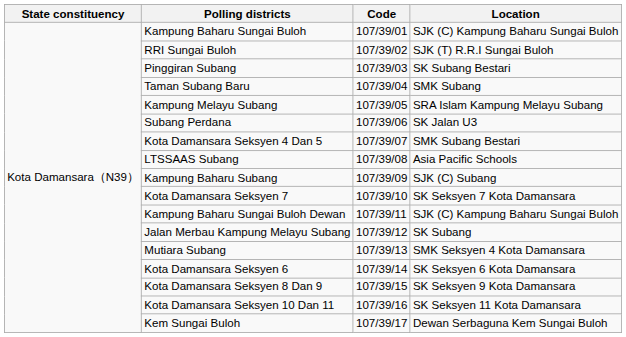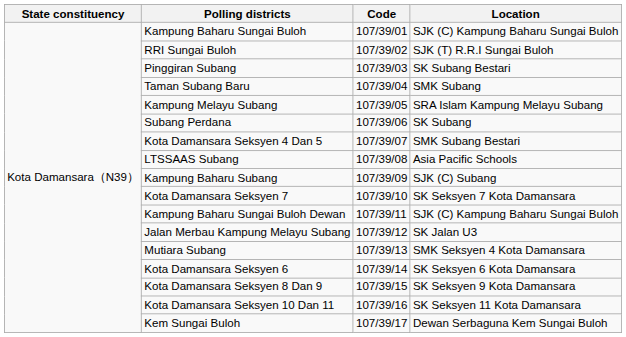(445, 122) SK Jalan U3 -> (442, 122) SK Subang
(442, 232) SK Subang -> (445, 232) SK Jalan U3
